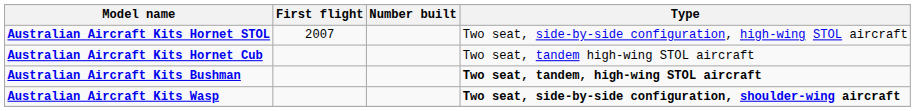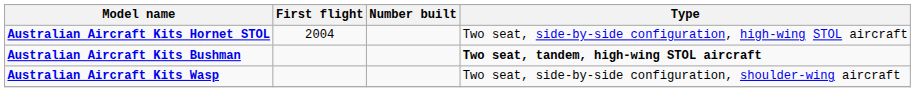(320, 35) 2007 -> (320, 35) 2004
- row: (135, 55)
(682, 96) bold -> (682, 76) normal
